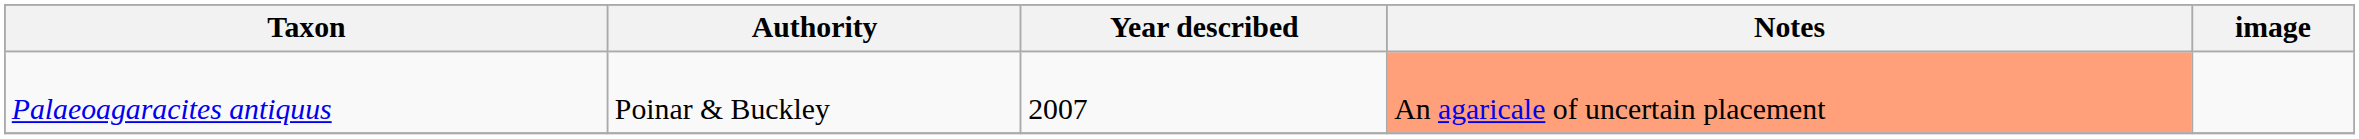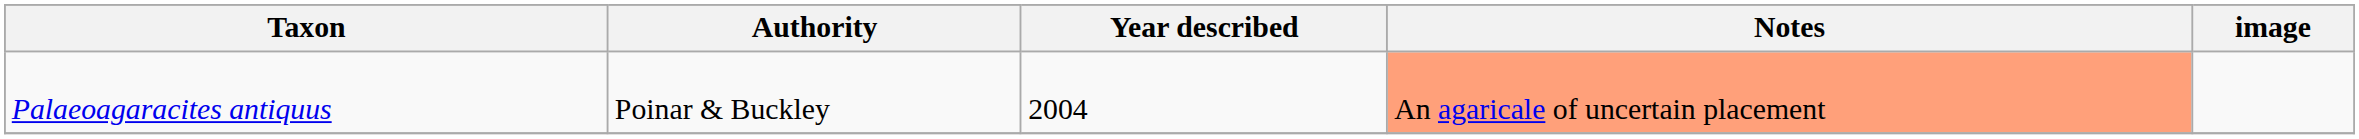(1058, 108) 2007 -> (1058, 108) 2004
